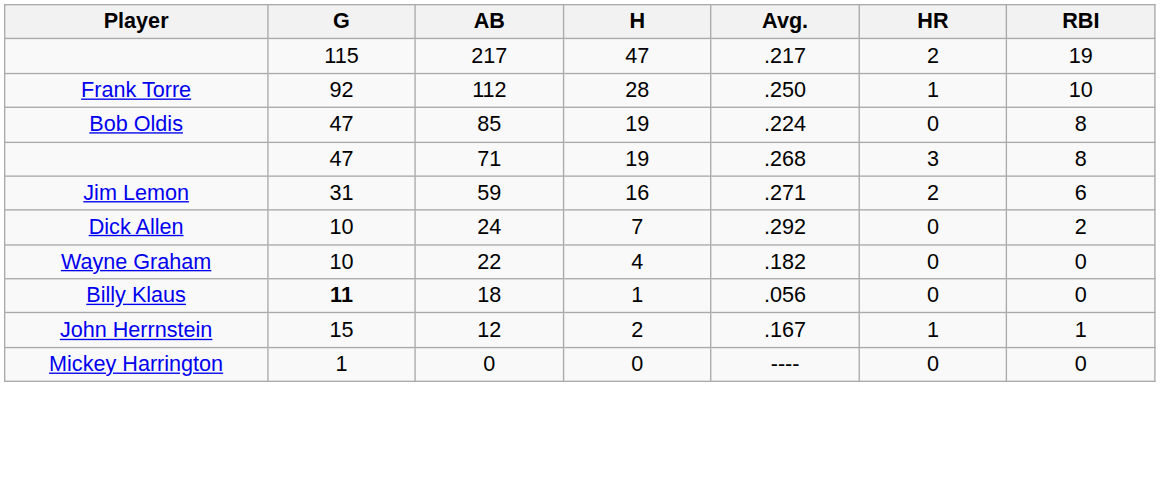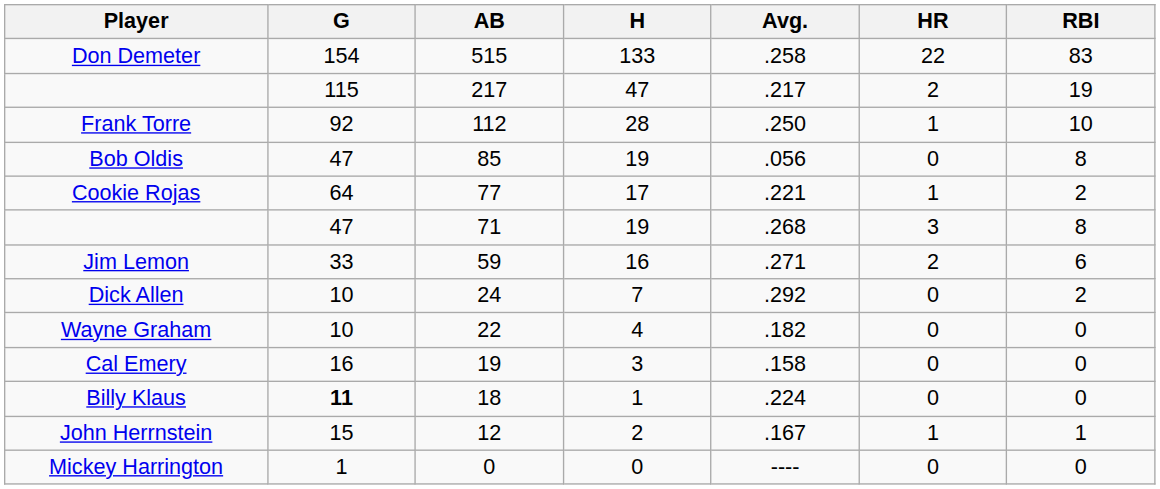+ row: (136, 55)
(785, 124) .224 -> (785, 158) .056
+ row: (136, 192)
(341, 192) 31 -> (341, 261) 33
+ row: (136, 364)
(785, 295) .056 -> (785, 398) .224
